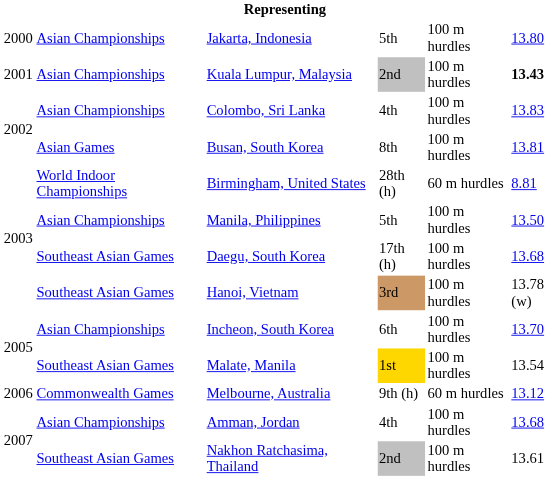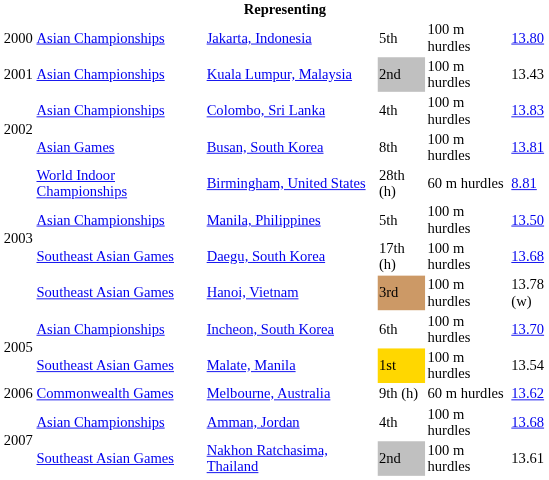(528, 74) bold -> (528, 74) normal
(528, 393) 13.12 -> (528, 393) 13.62
